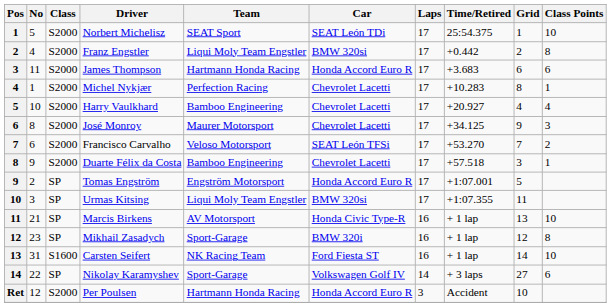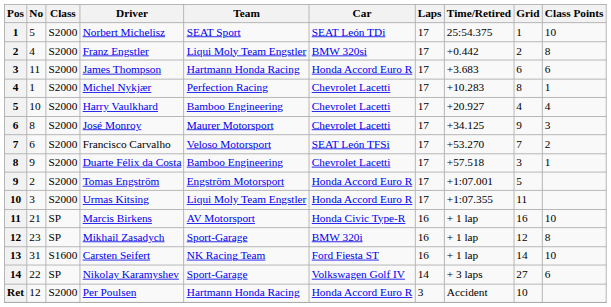(55, 181) SP -> (63, 181) S2000
(55, 199) SP -> (63, 199) S2000
(339, 199) BMW 320si -> (362, 199) Honda Accord Euro R
(522, 218) 13 -> (522, 218) 16
